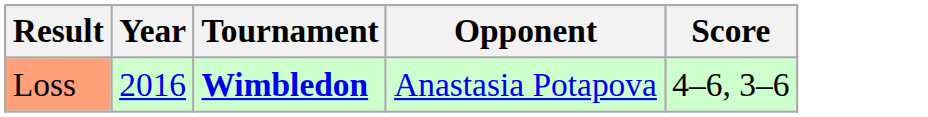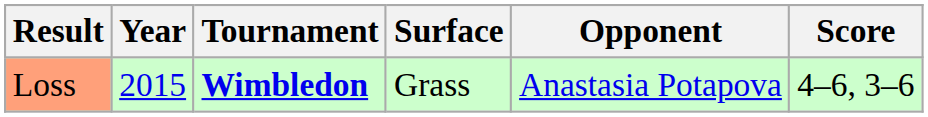+ column: (449, 31)
(153, 84) 2016 -> (153, 84) 2015
